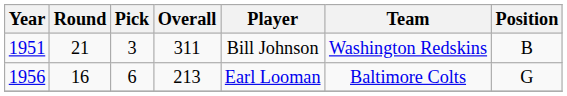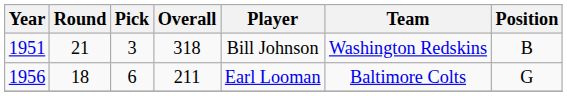(187, 47) 311 -> (187, 47) 318
(80, 76) 16 -> (80, 76) 18
(187, 76) 213 -> (187, 76) 211
